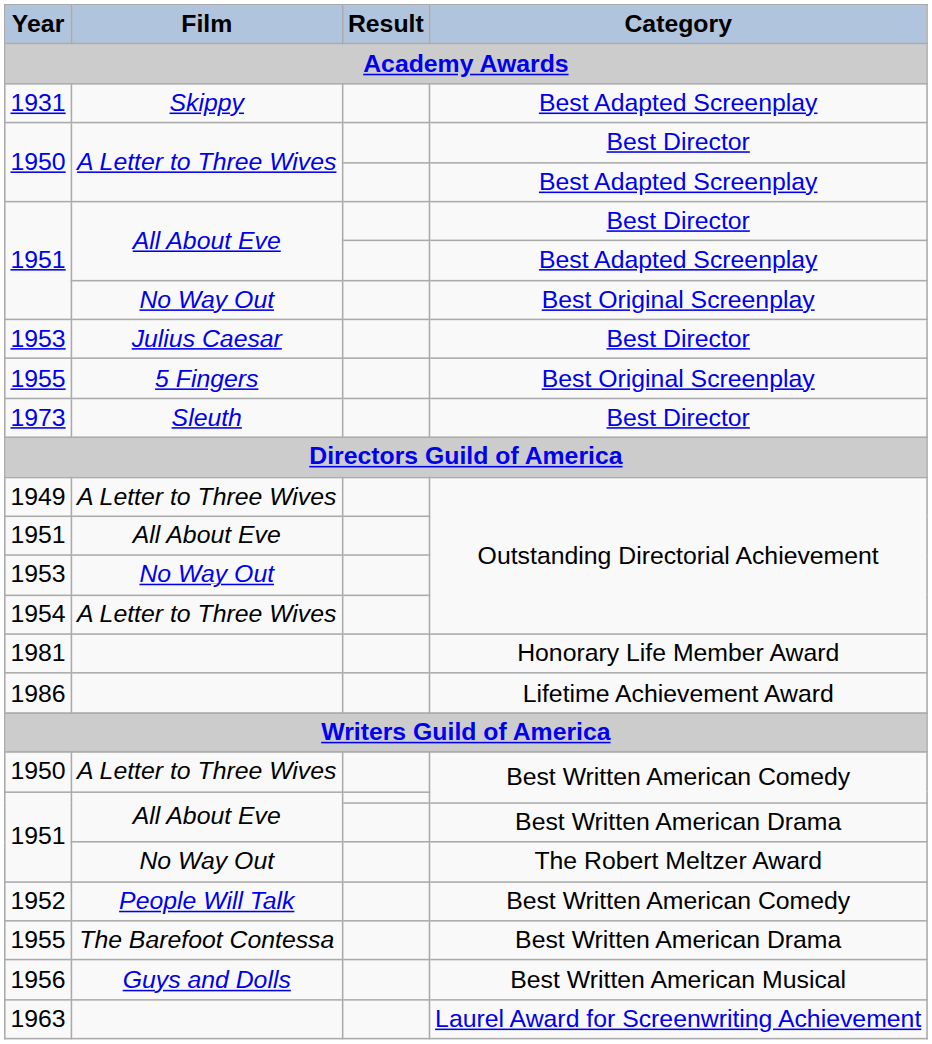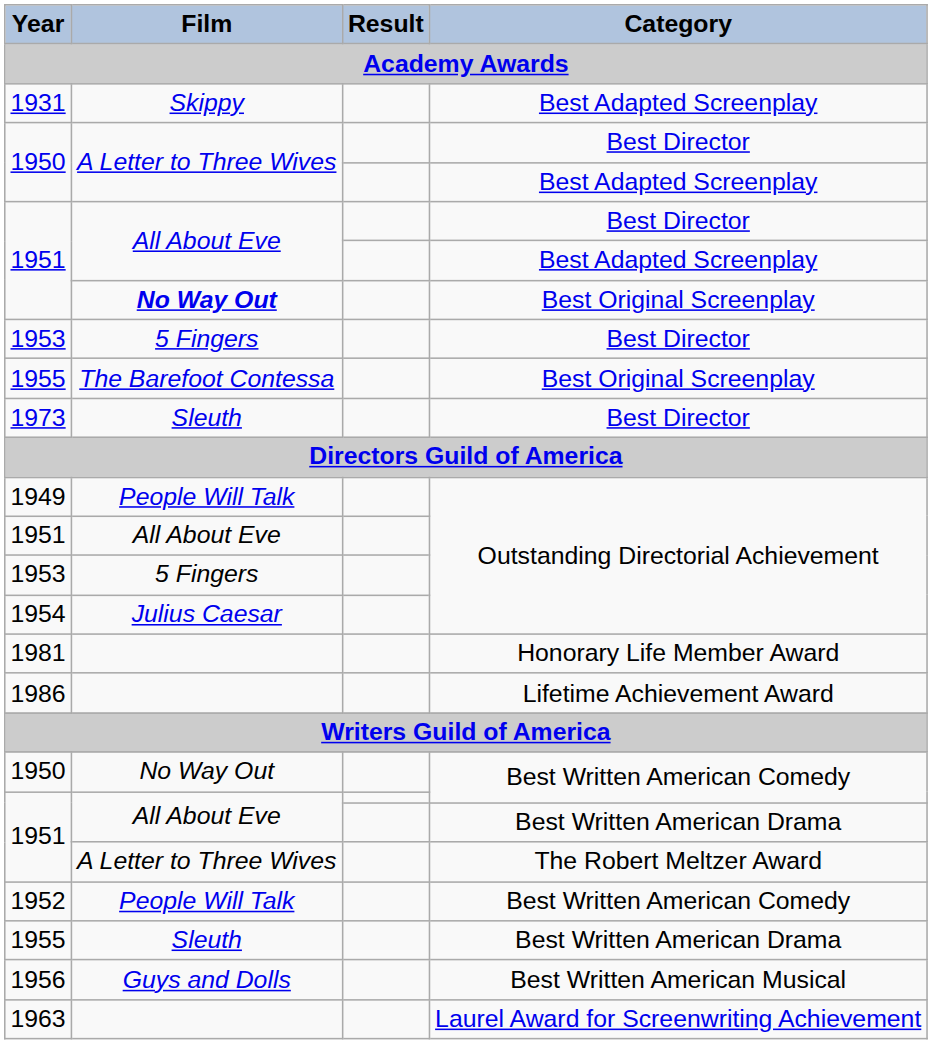(207, 299) normal -> (207, 299) bold
(207, 338) Julius Caesar -> (207, 338) 5 Fingers
(207, 378) 5 Fingers -> (207, 378) The Barefoot Contessa
(207, 496) A Letter to Three Wives -> (207, 496) People Will Talk
(207, 574) No Way Out -> (207, 574) 5 Fingers
(207, 614) A Letter to Three Wives -> (207, 614) Julius Caesar
(207, 771) A Letter to Three Wives -> (207, 771) No Way Out
(207, 861) No Way Out -> (207, 861) A Letter to Three Wives
(207, 940) The Barefoot Contessa -> (207, 940) Sleuth
